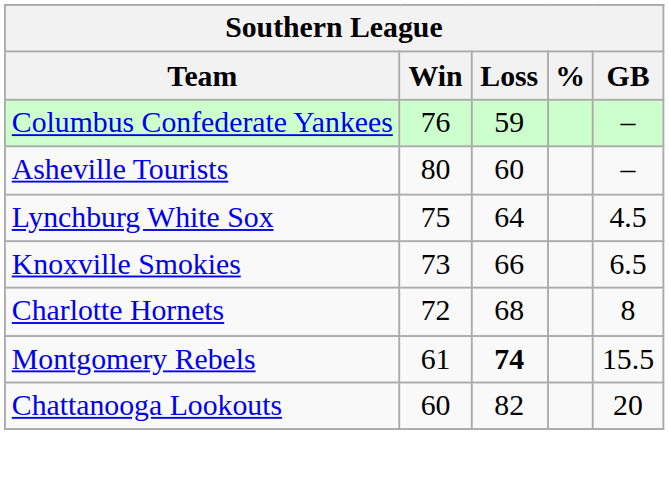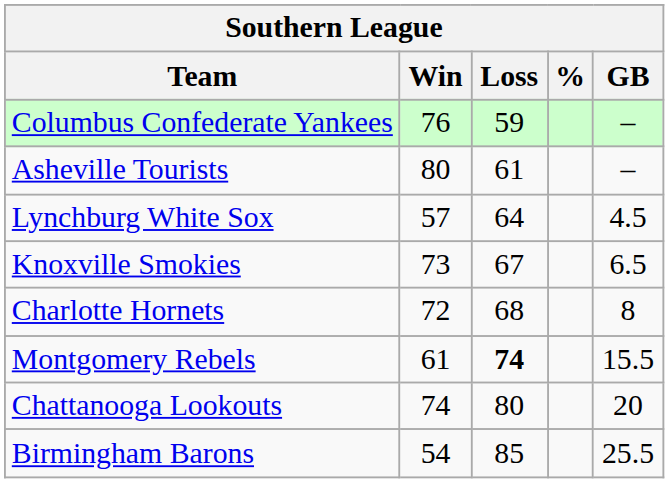(509, 169) 60 -> (509, 169) 61
(436, 216) 75 -> (436, 216) 57
(509, 264) 66 -> (509, 264) 67
(436, 405) 60 -> (436, 405) 74
(509, 405) 82 -> (509, 405) 80
+ row: (133, 452)
